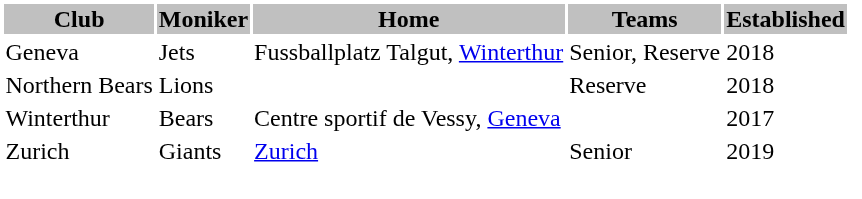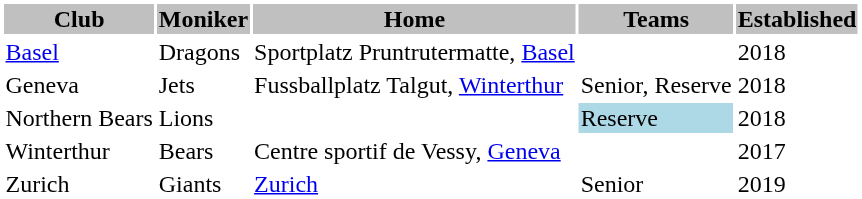+ row: (32, 51)
(608, 84) no background -> (619, 117) lightblue background
